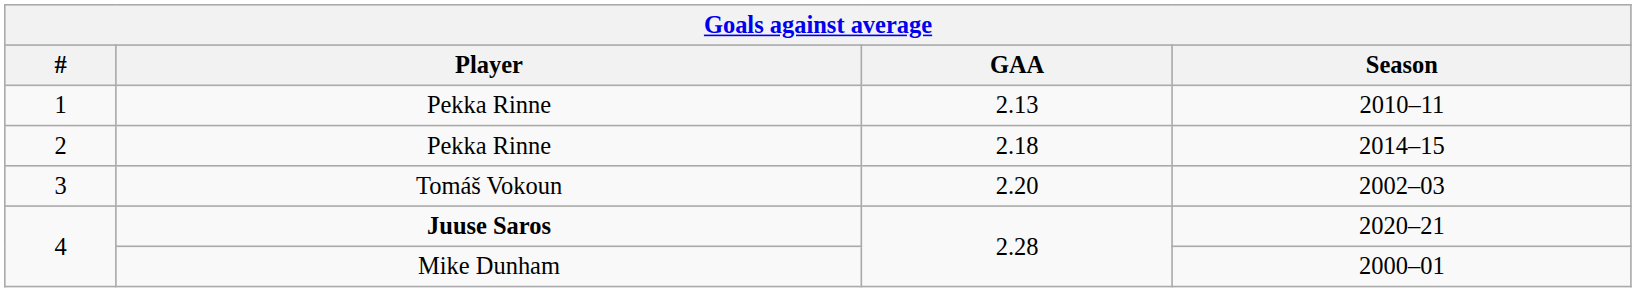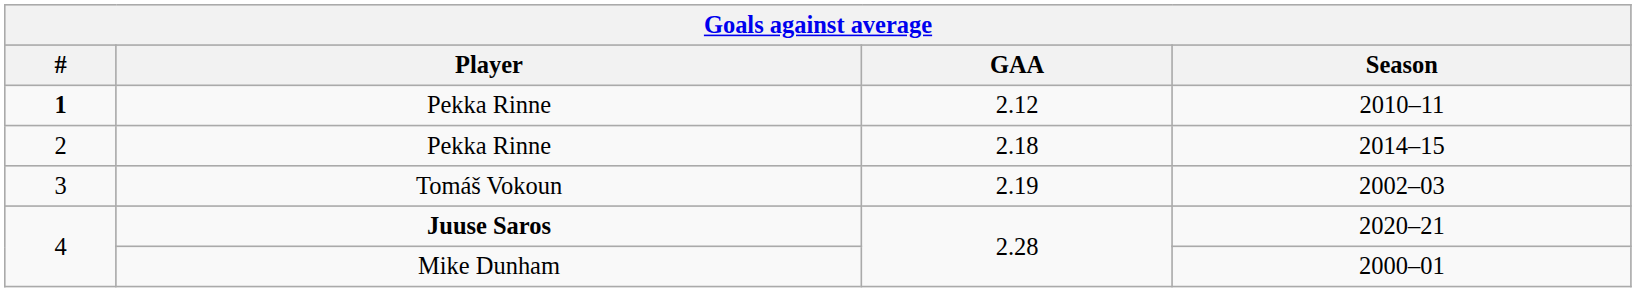(61, 105) normal -> (61, 105) bold
(1017, 105) 2.13 -> (1017, 105) 2.12
(1017, 186) 2.20 -> (1017, 186) 2.19
